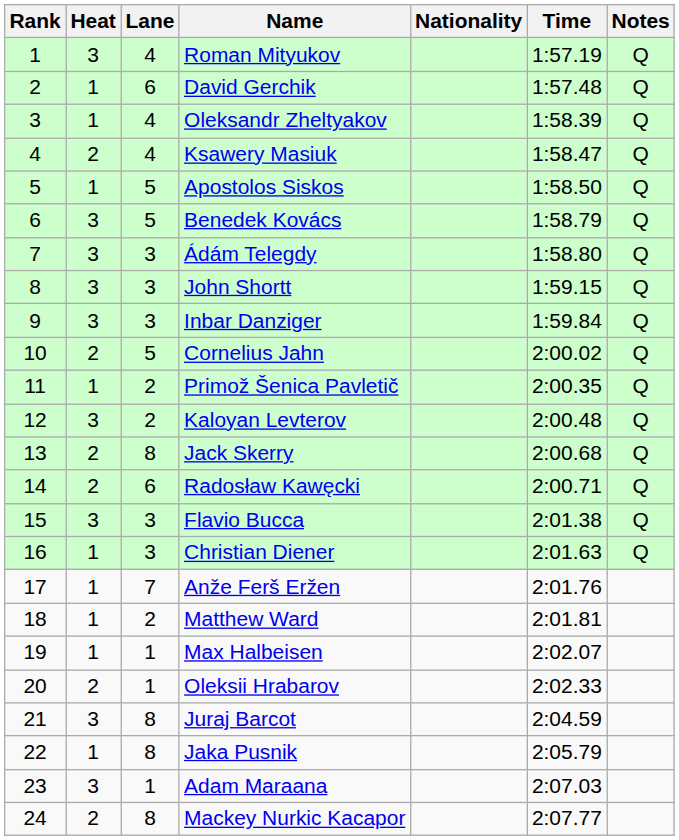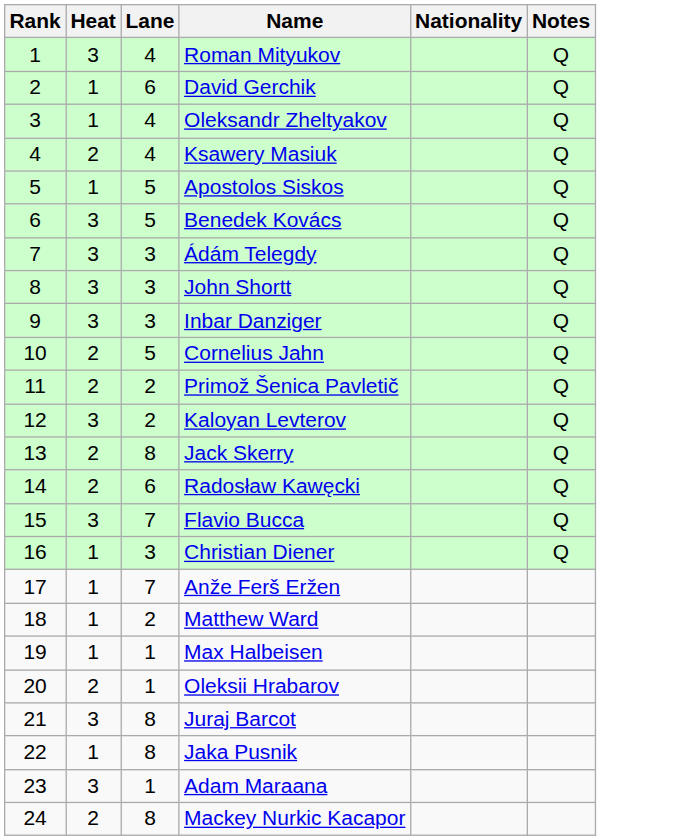- column: (567, 21)
(93, 386) 1 -> (93, 386) 2
(150, 519) 3 -> (150, 519) 7
